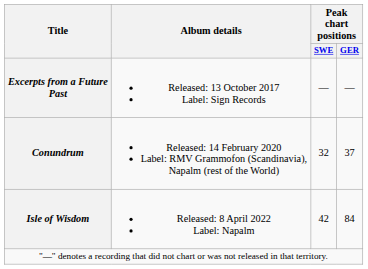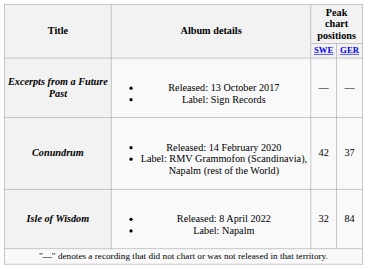(324, 153) 32 -> (324, 153) 42
(324, 219) 42 -> (324, 219) 32
